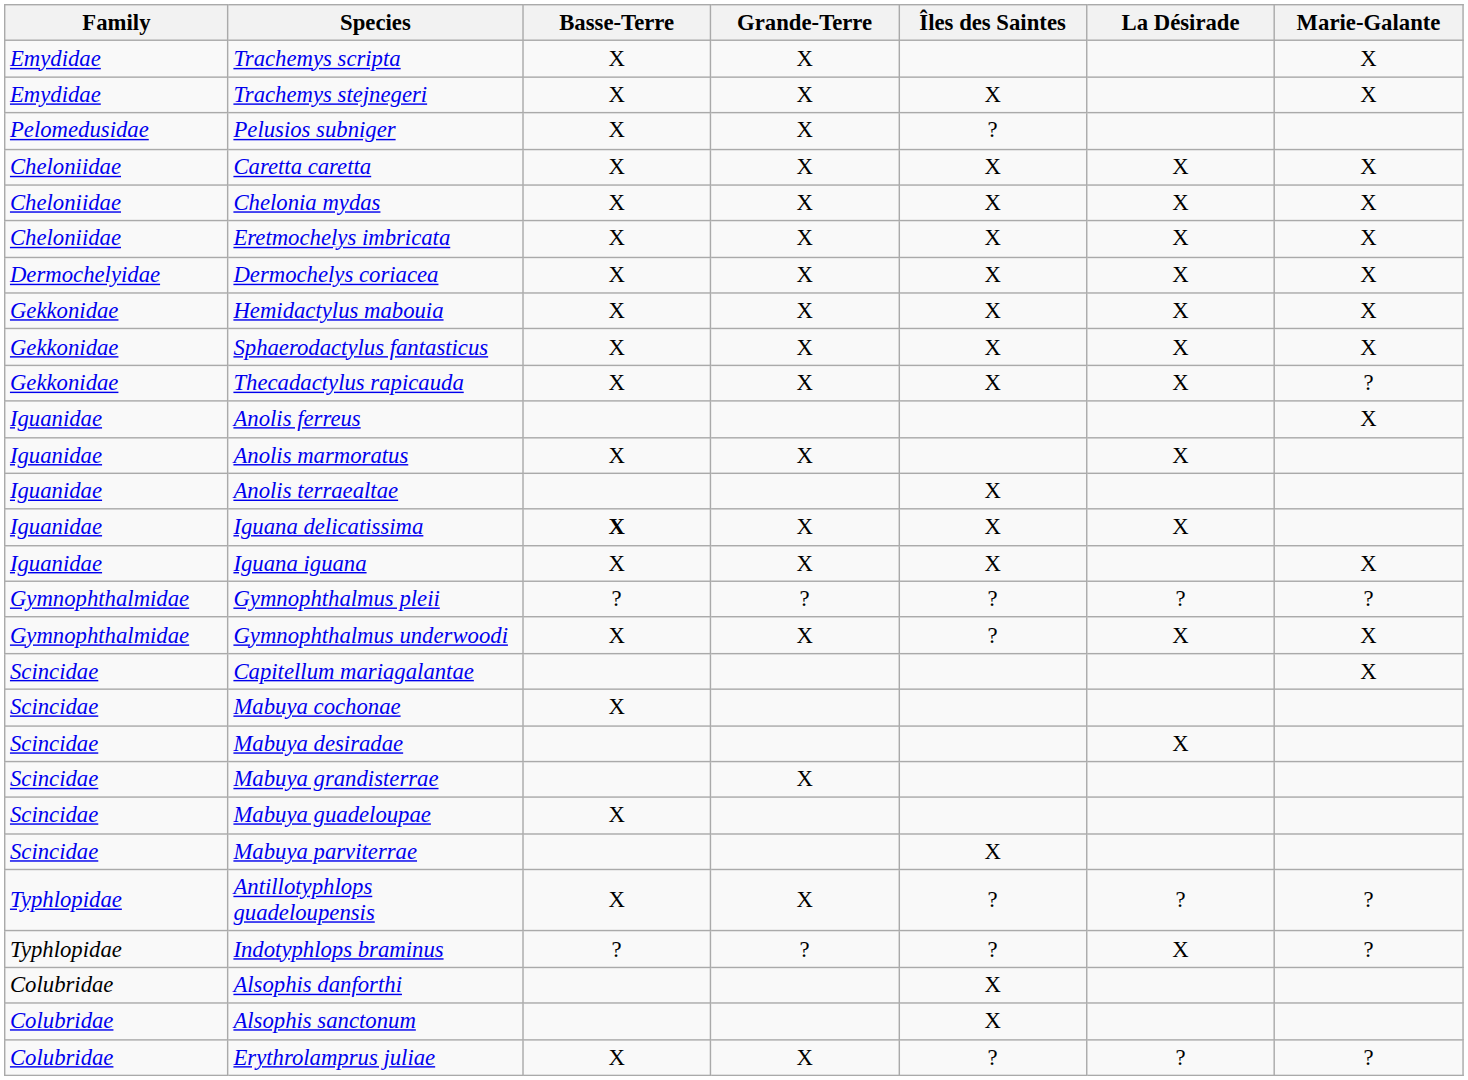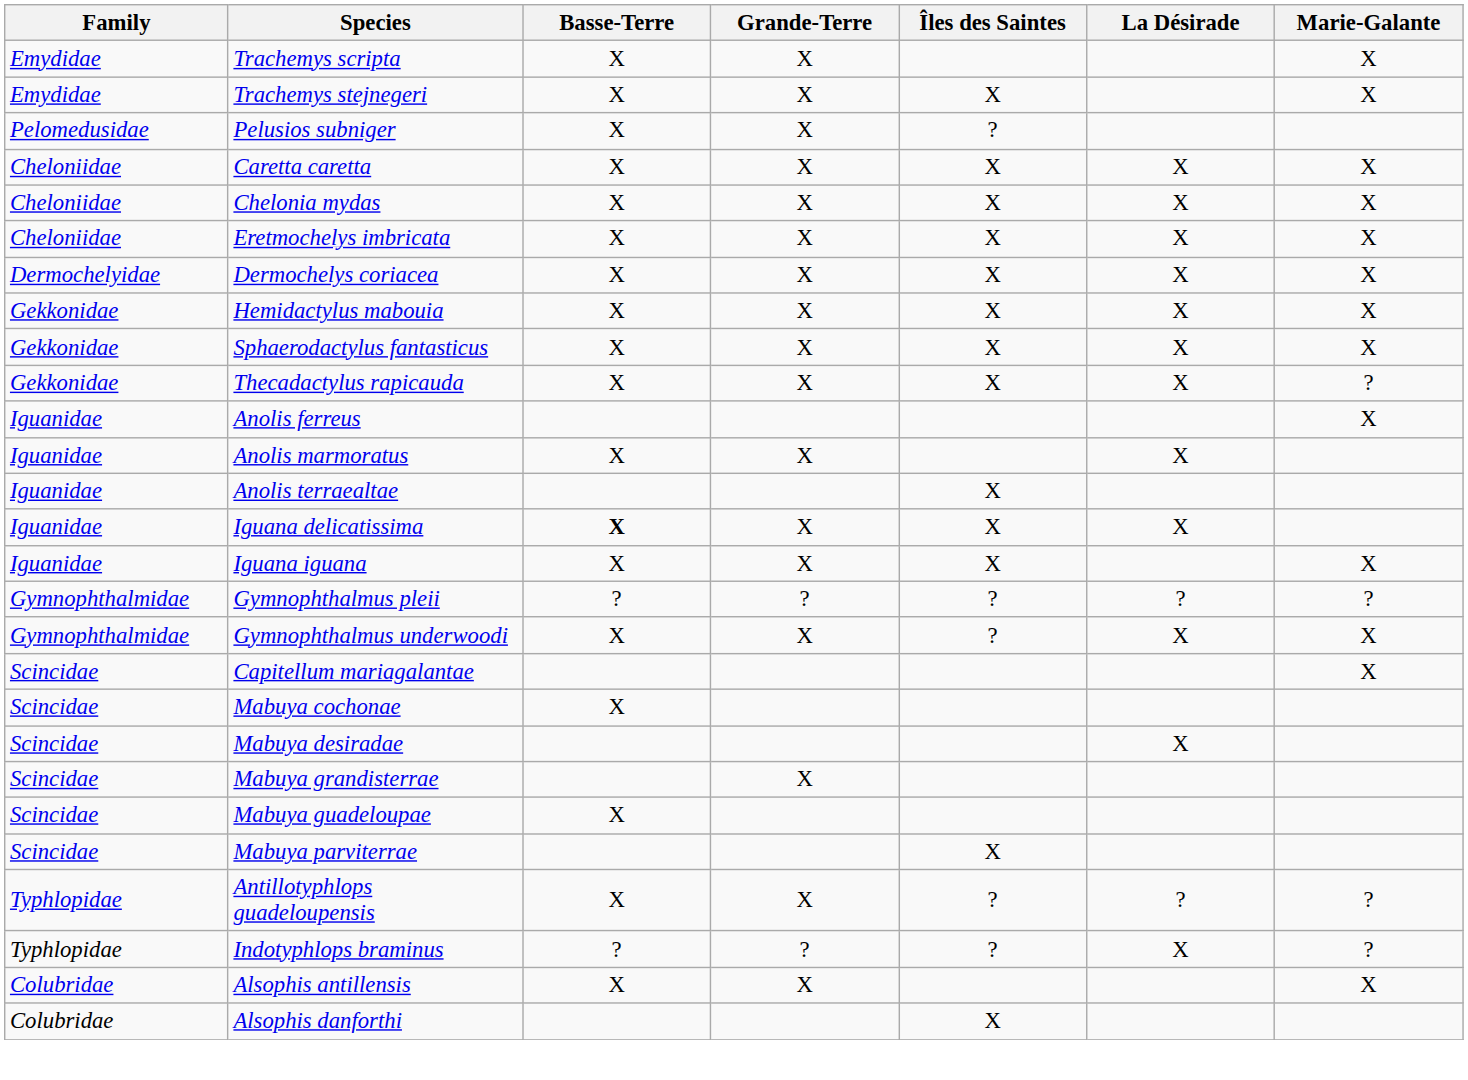+ row: (322, 984)
- row: (325, 1020)
- row: (334, 1056)
